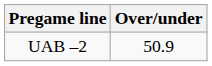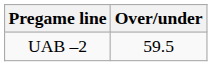(159, 46) 50.9 -> (159, 46) 59.5
